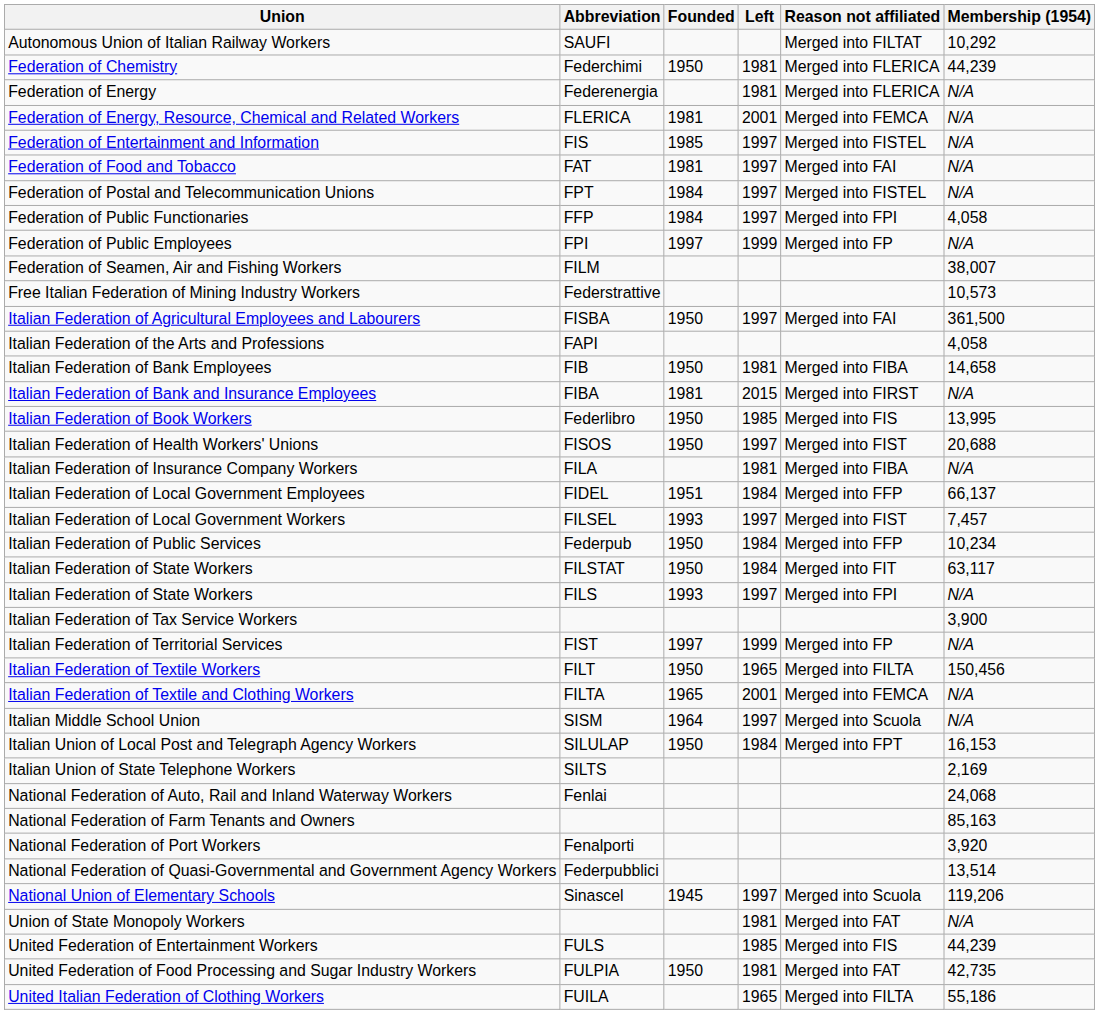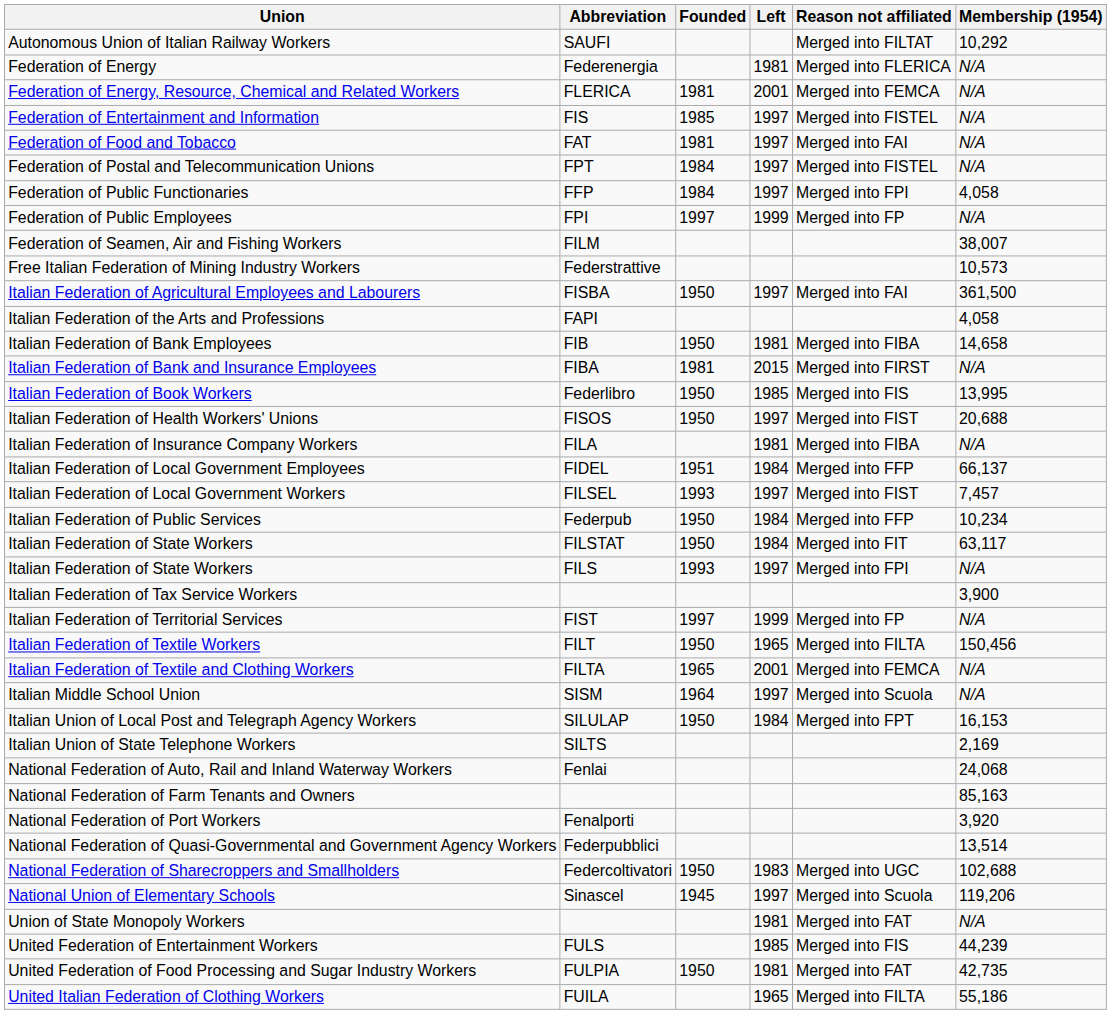- row: (93, 67)
+ row: (204, 871)
